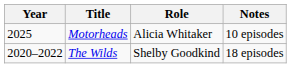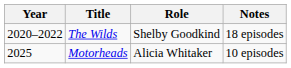rows swapped: (93, 53) <-> (98, 33)
